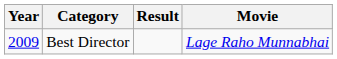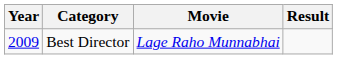columns swapped: (258, 16) <-> (158, 16)
